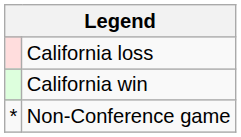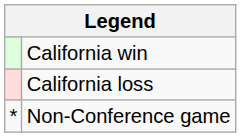rows swapped: (87, 85) <-> (90, 53)
